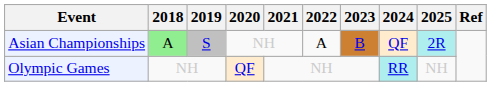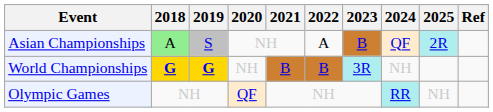+ row: (78, 69)
